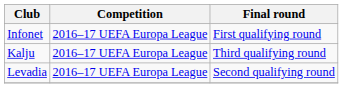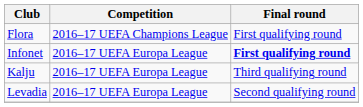+ row: (20, 33)
(267, 33) normal -> (292, 53) bold
